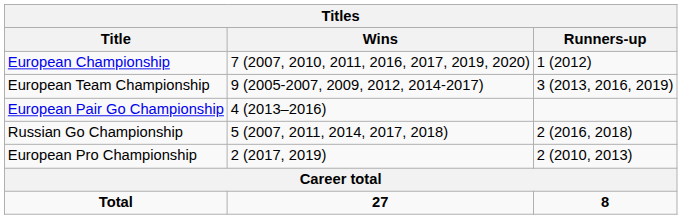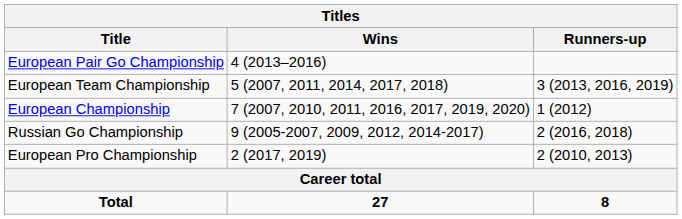rows swapped: (89, 62) <-> (116, 109)
(357, 86) 9 (2005-2007, 2009, 2012, 2014-2017) -> (339, 86) 5 (2007, 2011, 2014, 2017, 2018)
(339, 132) 5 (2007, 2011, 2014, 2017, 2018) -> (357, 132) 9 (2005-2007, 2009, 2012, 2014-2017)
